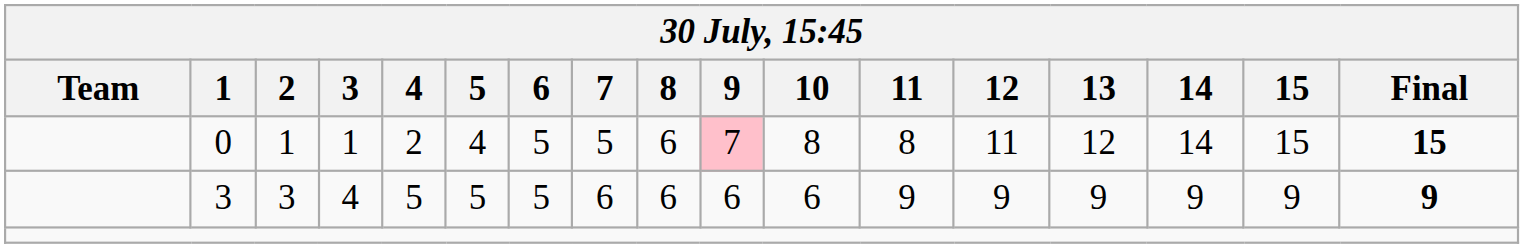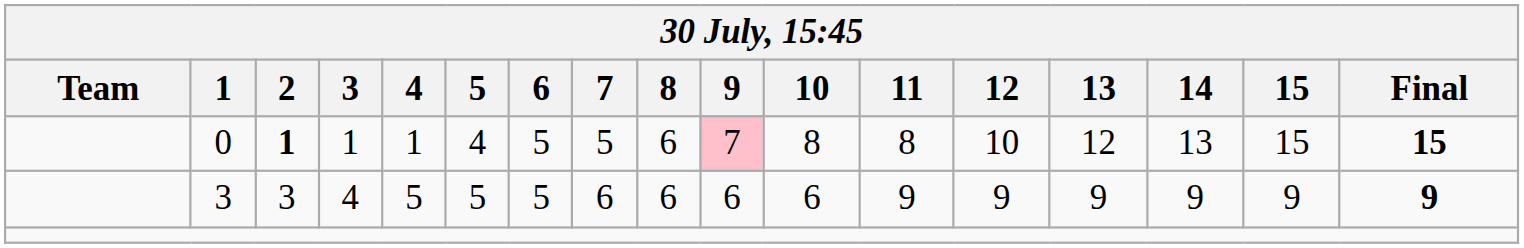(287, 142) normal -> (287, 142) bold
(414, 142) 2 -> (414, 142) 1
(1002, 142) 11 -> (1002, 142) 10
(1195, 142) 14 -> (1195, 142) 13
